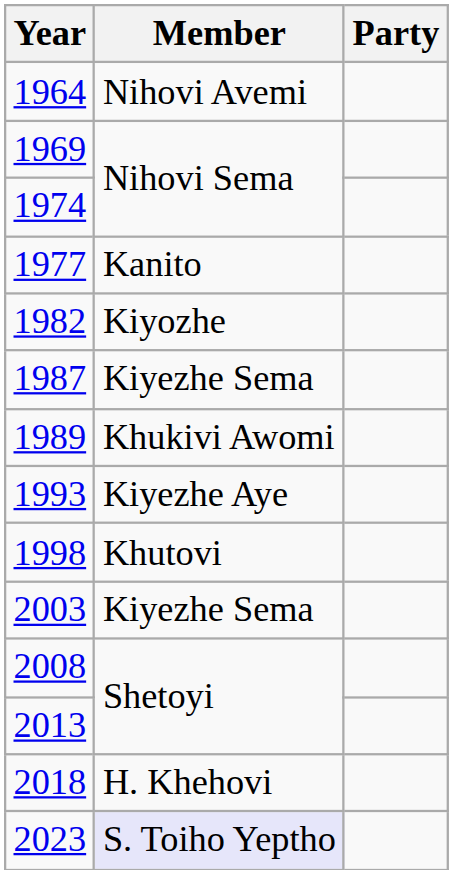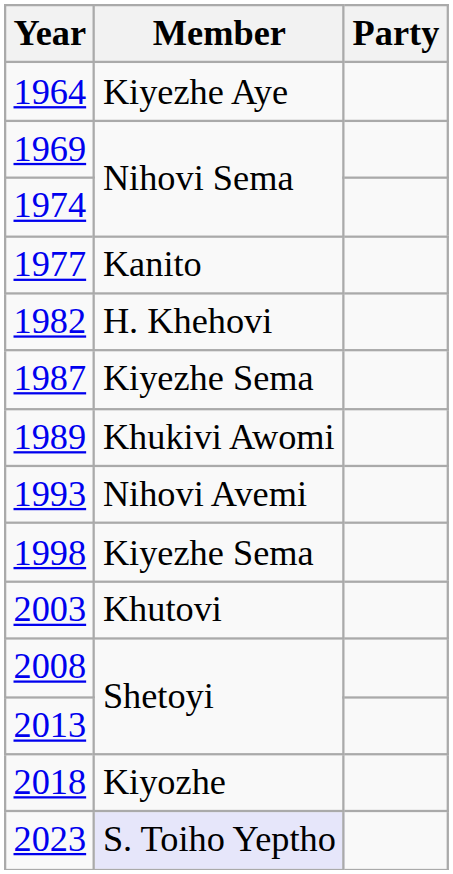(205, 90) Nihovi Avemi -> (196, 90) Kiyezhe Aye
(164, 321) Kiyozhe -> (188, 321) H. Khehovi
(196, 494) Kiyezhe Aye -> (205, 494) Nihovi Avemi
(162, 551) Khutovi -> (208, 551) Kiyezhe Sema
(208, 609) Kiyezhe Sema -> (162, 609) Khutovi
(188, 782) H. Khehovi -> (164, 782) Kiyozhe
